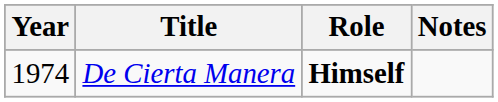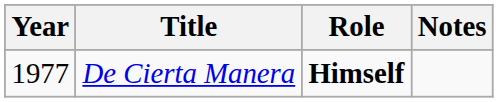(40, 73) 1974 -> (40, 73) 1977
